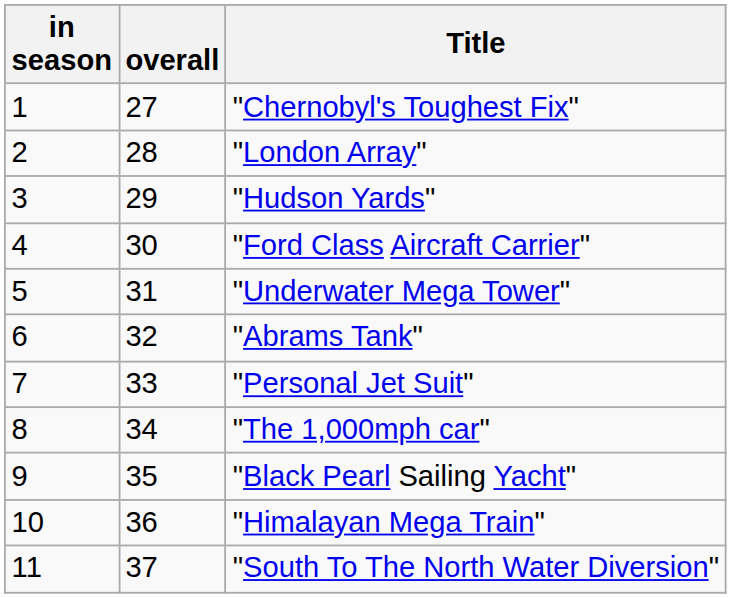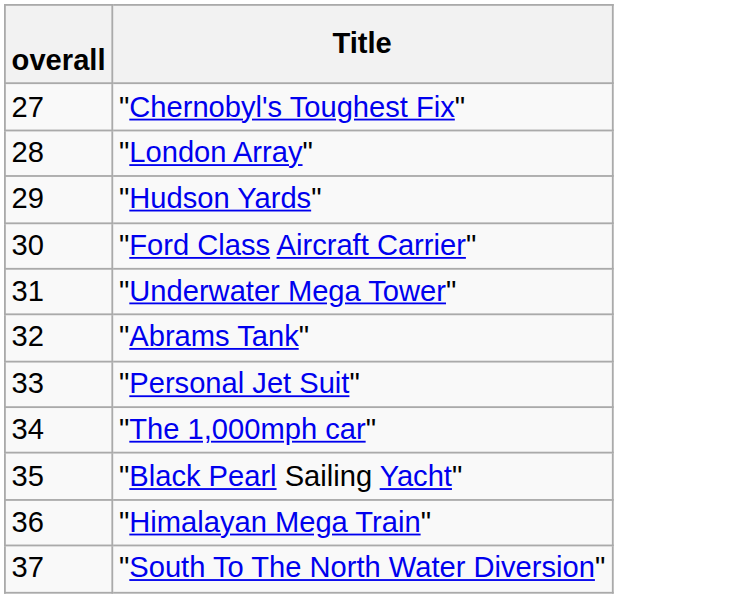- column: (62, 43)
